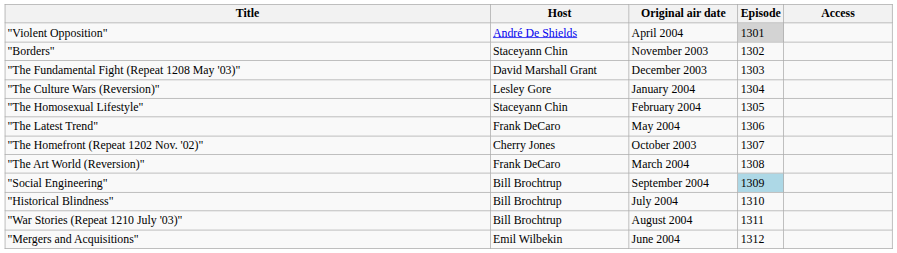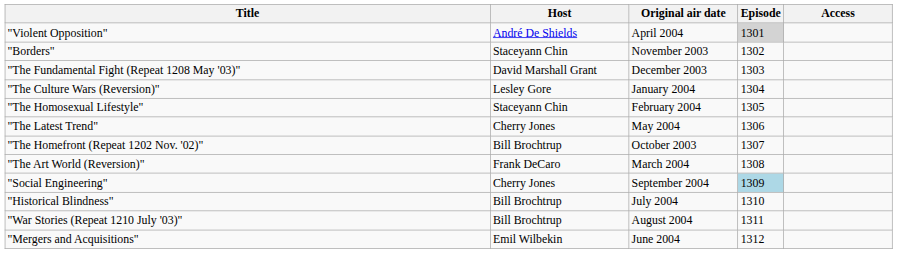(527, 126) Frank DeCaro -> (524, 126) Cherry Jones
(524, 145) Cherry Jones -> (527, 145) Bill Brochtrup
(527, 182) Bill Brochtrup -> (524, 182) Cherry Jones
